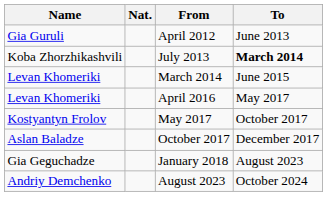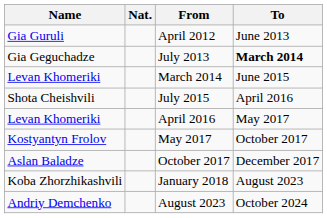(65, 56) Koba Zhorzhikashvili -> (51, 56) Gia Geguchadze
+ row: (184, 98)
(51, 160) Gia Geguchadze -> (65, 181) Koba Zhorzhikashvili
